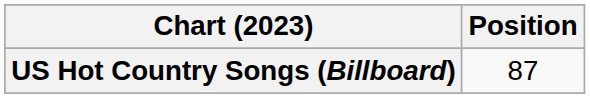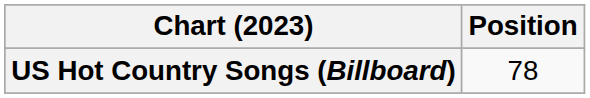(523, 70) 87 -> (523, 70) 78
